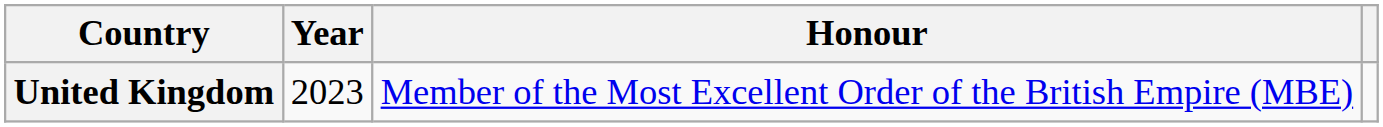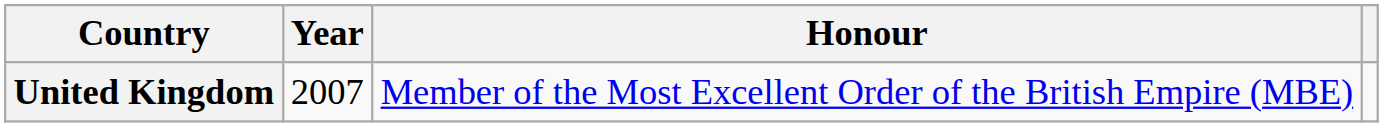(327, 91) 2023 -> (327, 91) 2007
